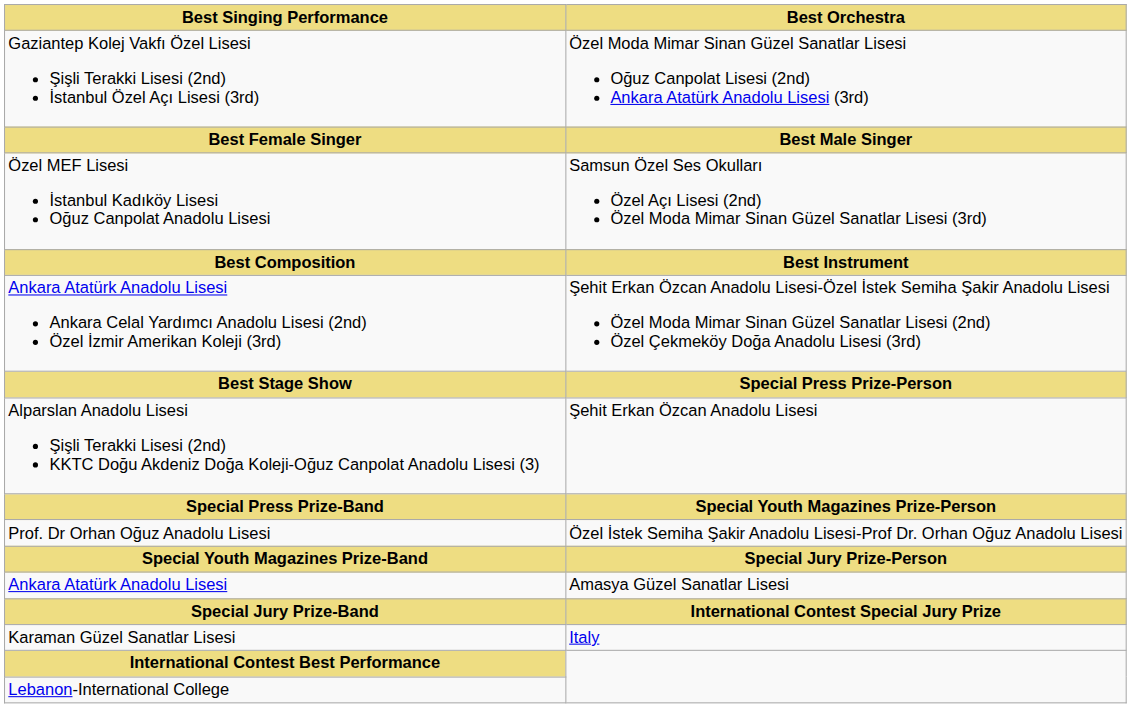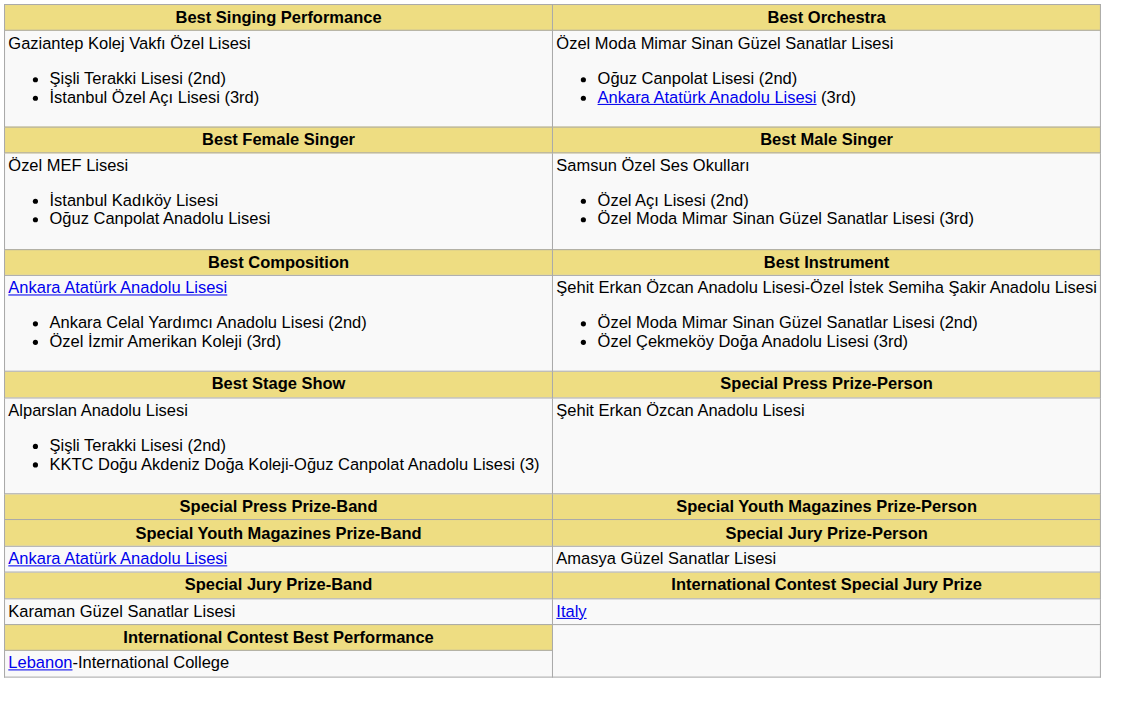- row: (139, 532)
